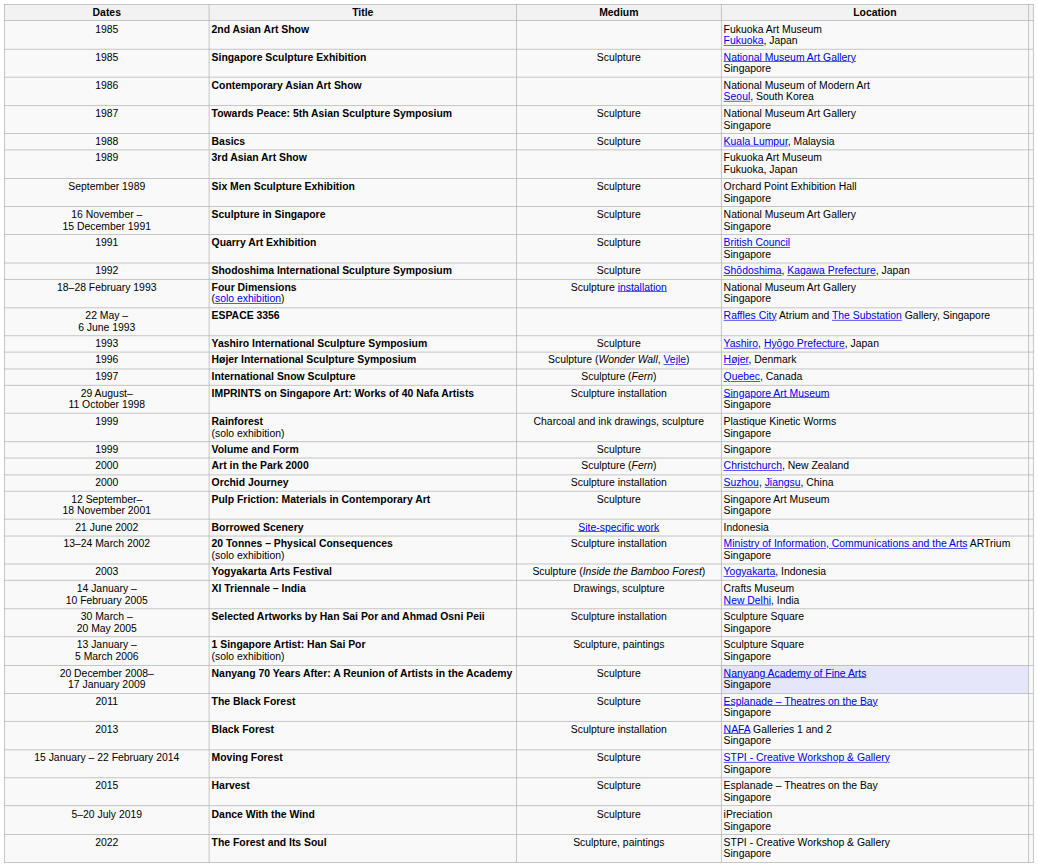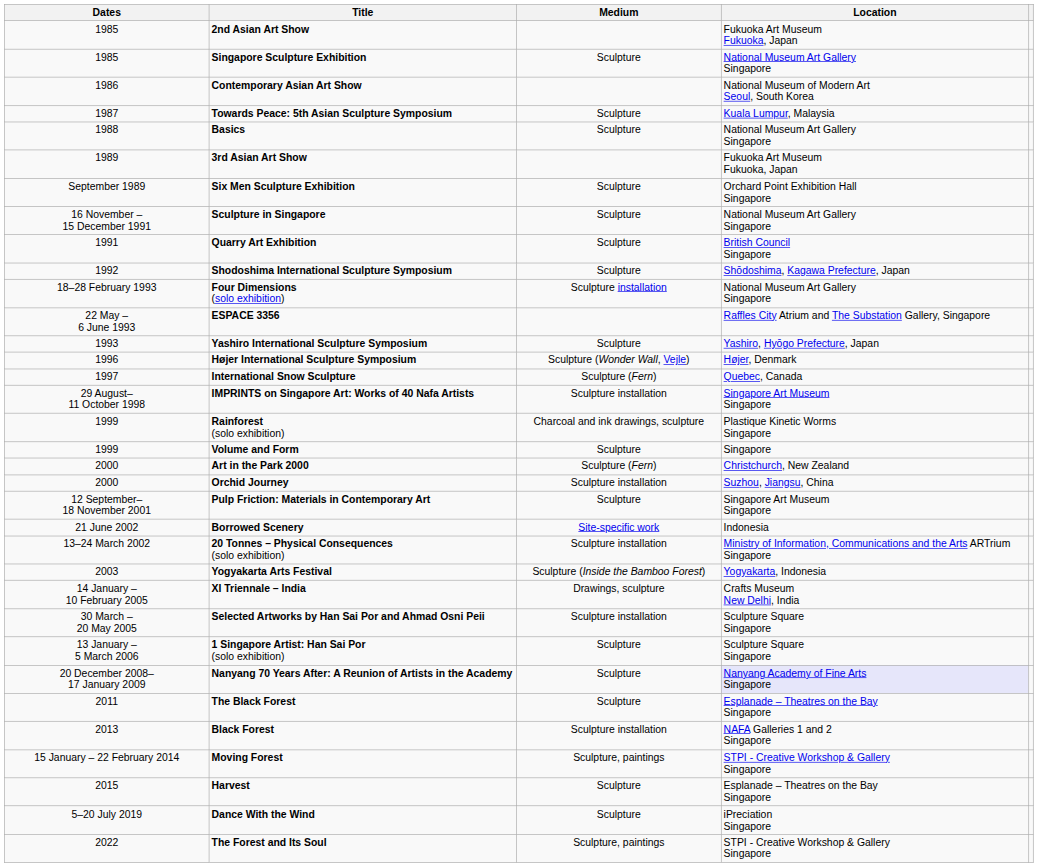(790, 119) National Museum Art Gallery Singapore -> (779, 113) Kuala Lumpur, Malaysia
(779, 142) Kuala Lumpur, Malaysia -> (790, 136) National Museum Art Gallery Singapore
(619, 645) Sculpture, paintings -> (619, 645) Sculpture
(619, 758) Sculpture -> (619, 758) Sculpture, paintings
